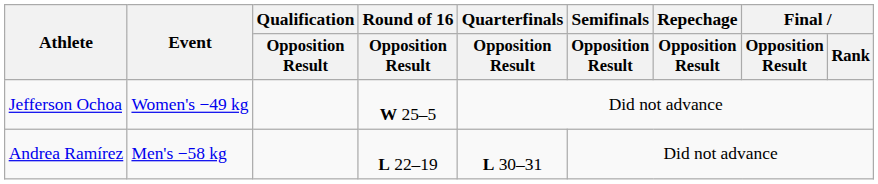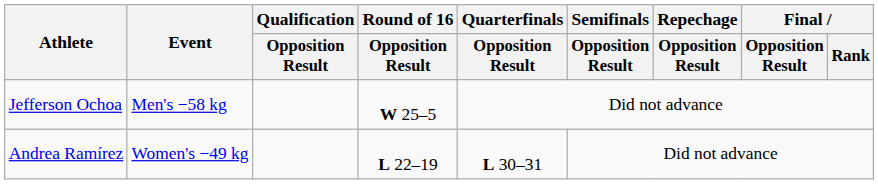(190, 104) Women's −49 kg -> (179, 104) Men's −58 kg
(179, 154) Men's −58 kg -> (190, 154) Women's −49 kg
